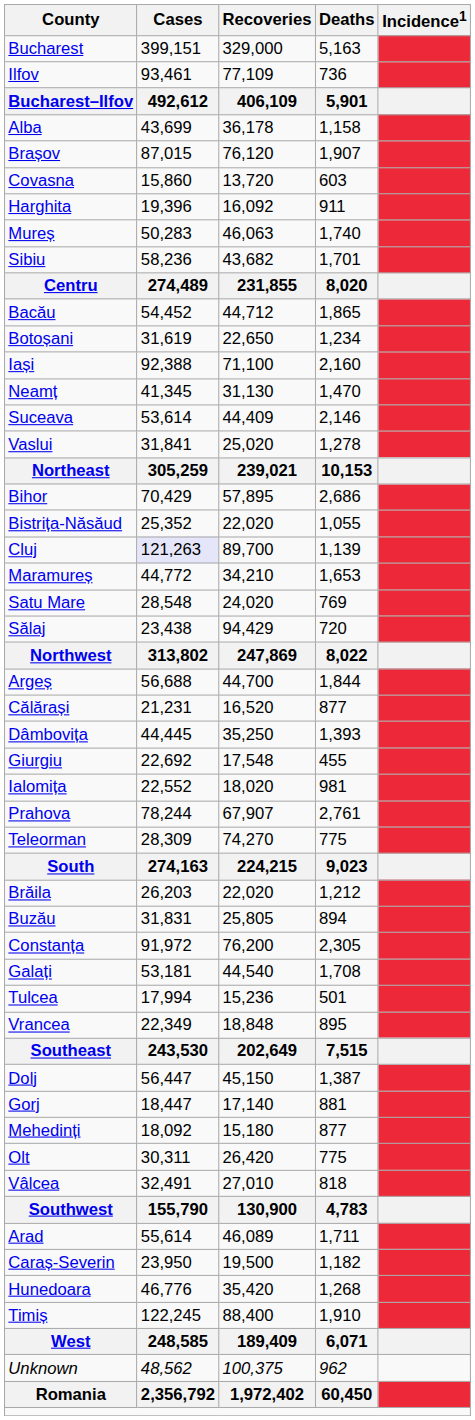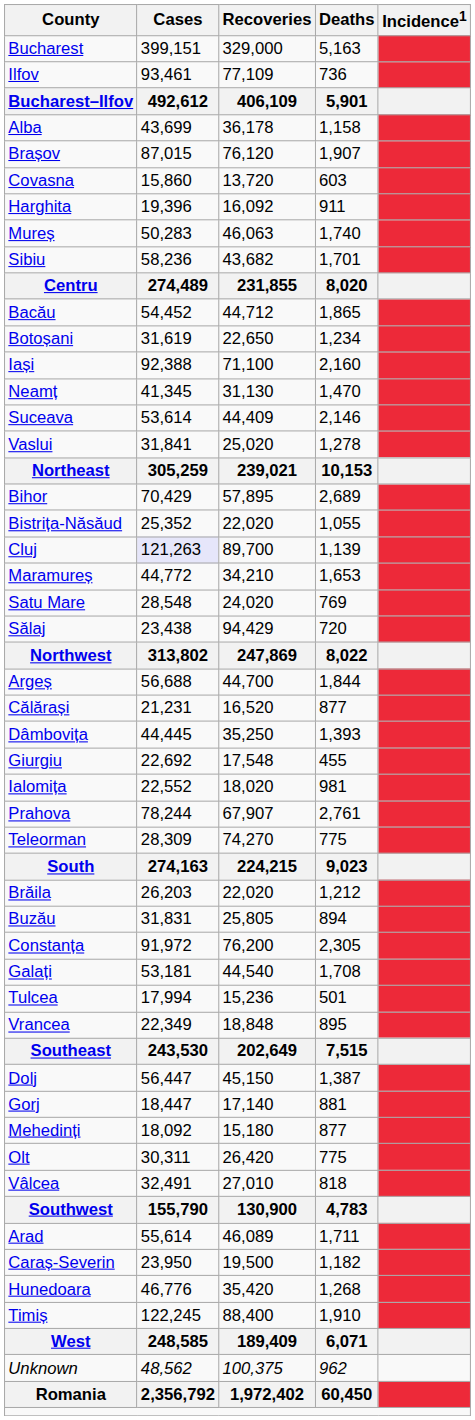(340, 497) 2,686 -> (340, 497) 2,689
